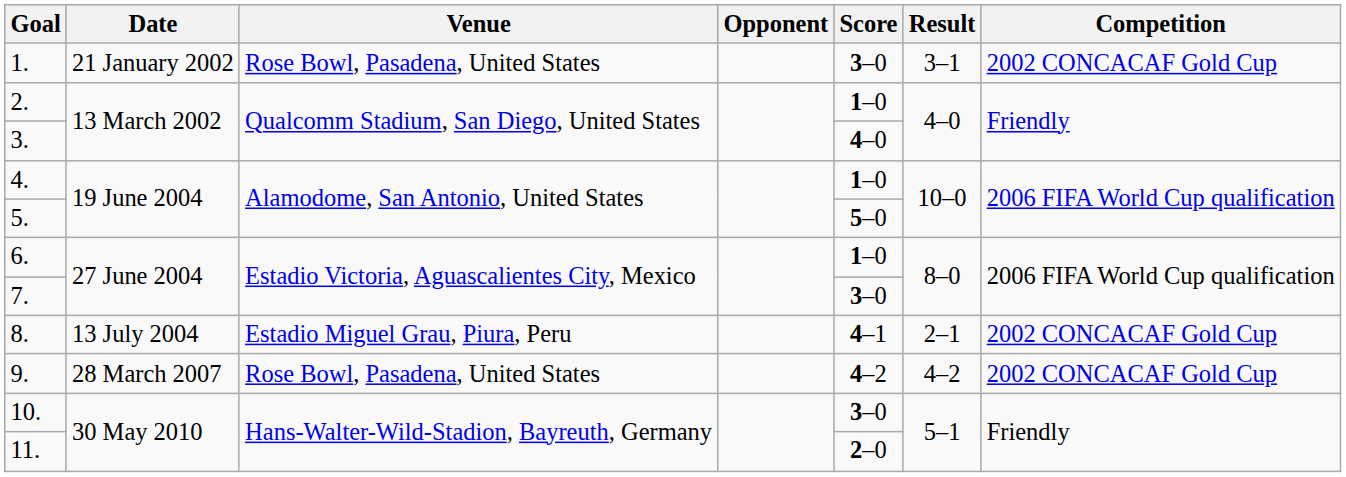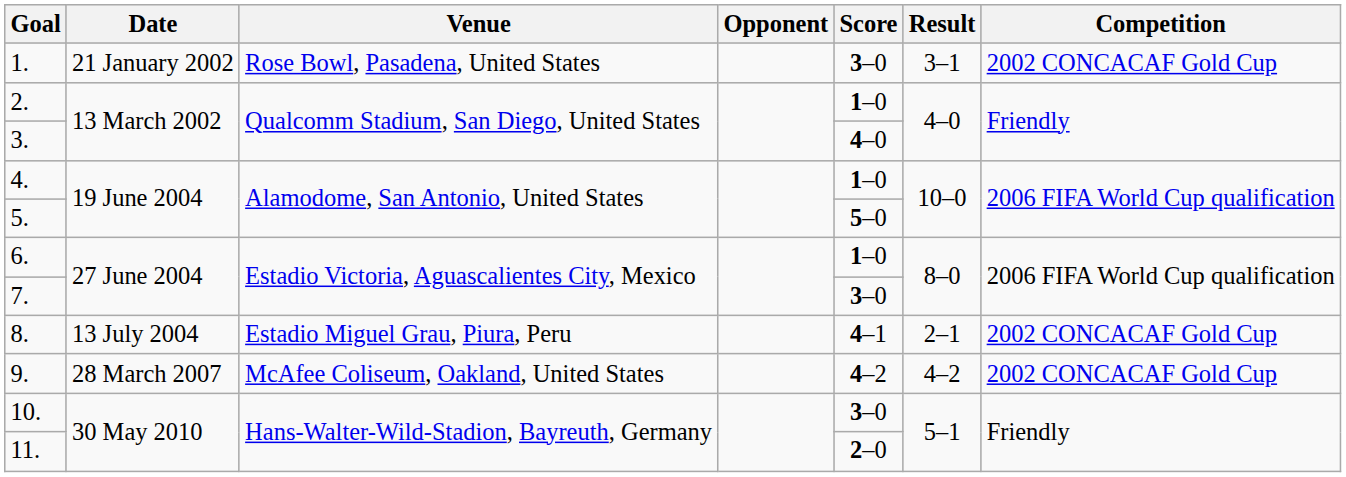(423, 373) Rose Bowl, Pasadena, United States -> (455, 373) McAfee Coliseum, Oakland, United States
